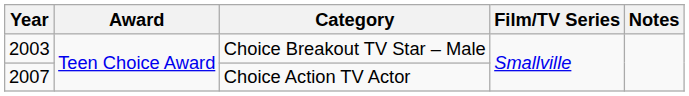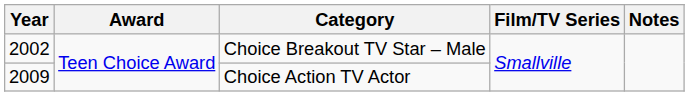(29, 48) 2003 -> (29, 48) 2002
(29, 77) 2007 -> (29, 77) 2009
